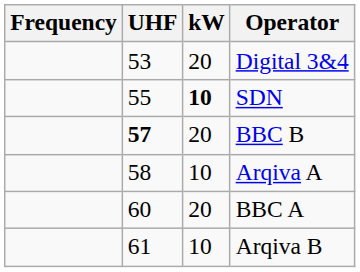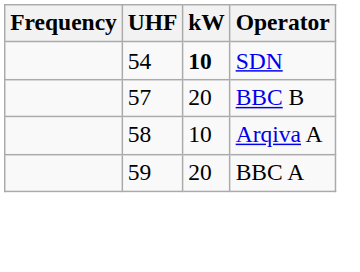- row: (292, 60)
(139, 97) 55 -> (139, 60) 54
(139, 135) bold -> (139, 97) normal
(139, 209) 60 -> (139, 172) 59
- row: (279, 246)
